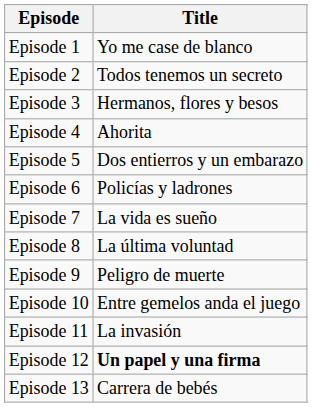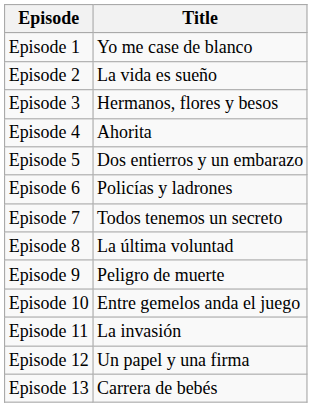(190, 75) Todos tenemos un secreto -> (157, 75) La vida es sueño
(157, 217) La vida es sueño -> (190, 217) Todos tenemos un secreto
(179, 359) bold -> (173, 359) normal
